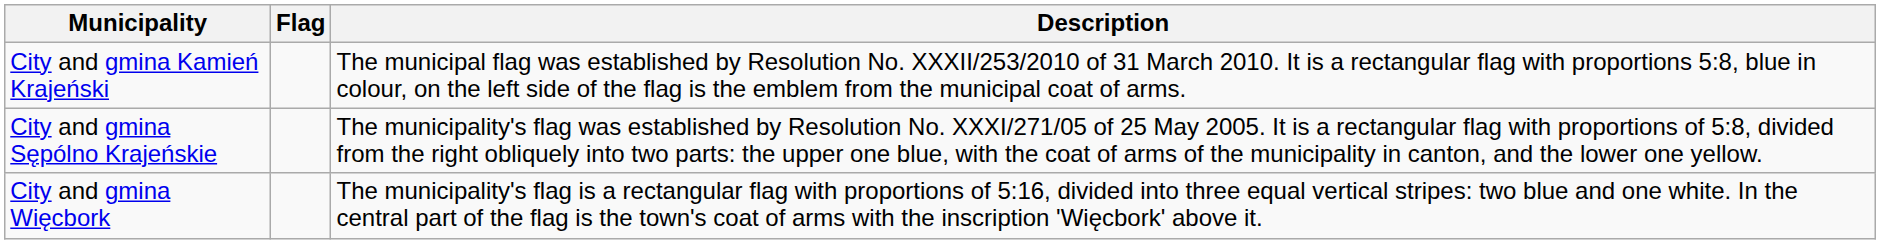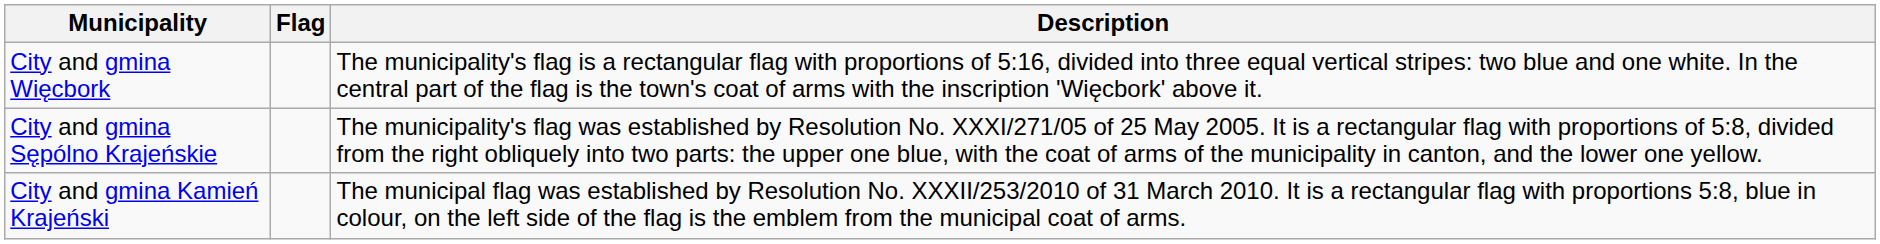rows swapped: (134, 75) <-> (90, 205)
